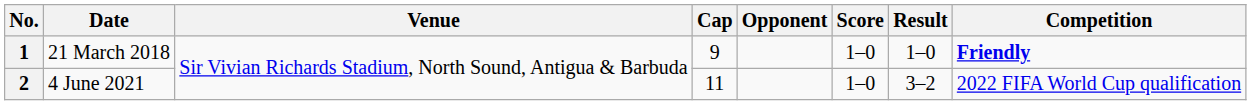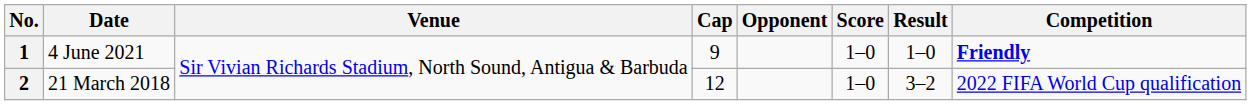(109, 52) 21 March 2018 -> (96, 52) 4 June 2021
(96, 83) 4 June 2021 -> (109, 83) 21 March 2018
(715, 83) 11 -> (715, 83) 12
